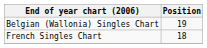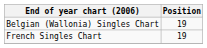(182, 37) 18 -> (182, 37) 19
